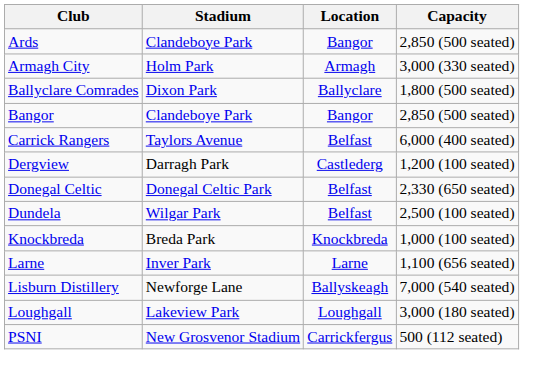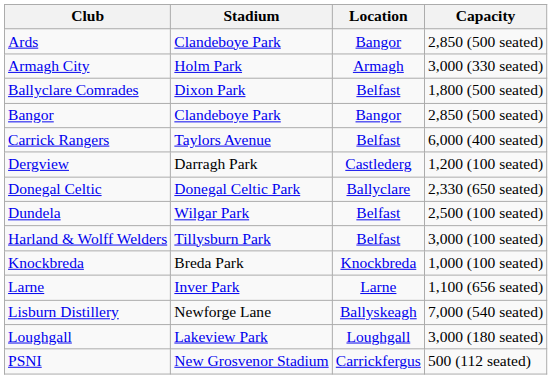(350, 90) Ballyclare -> (378, 90) Belfast
(350, 189) Belfast -> (378, 189) Ballyclare
+ row: (88, 238)
